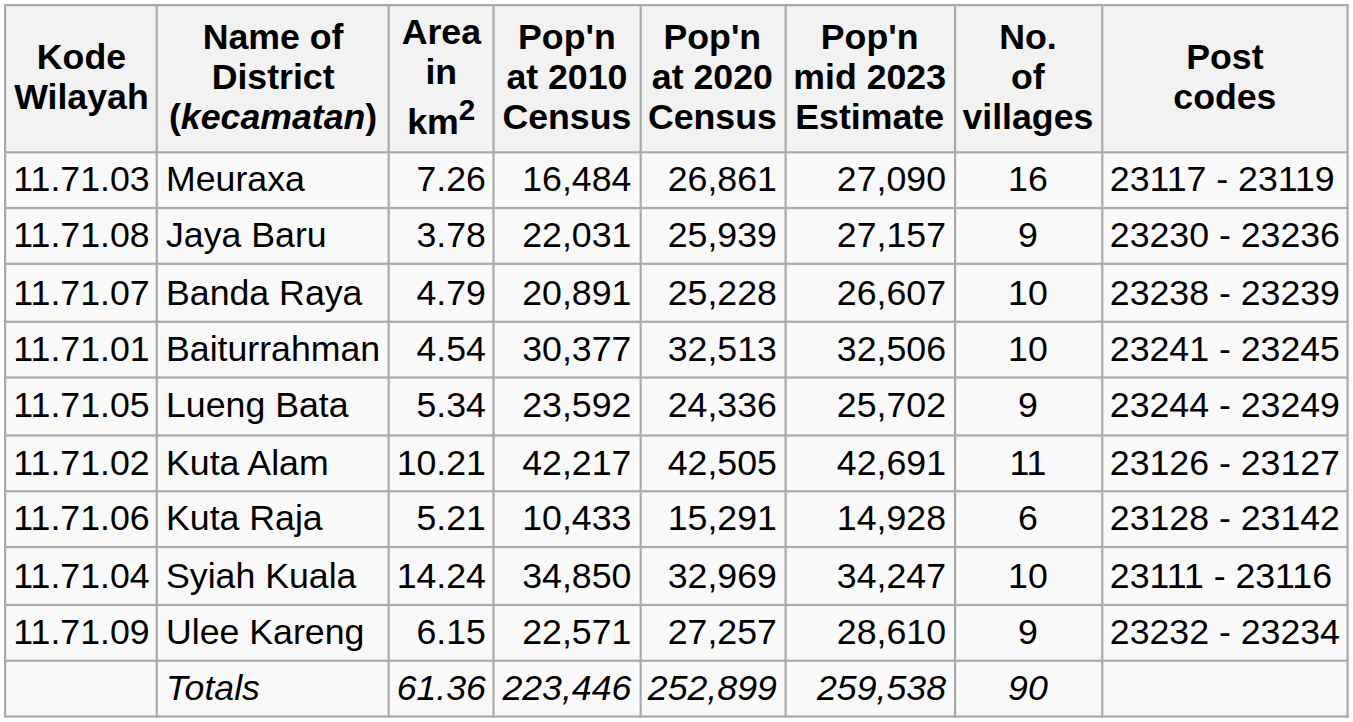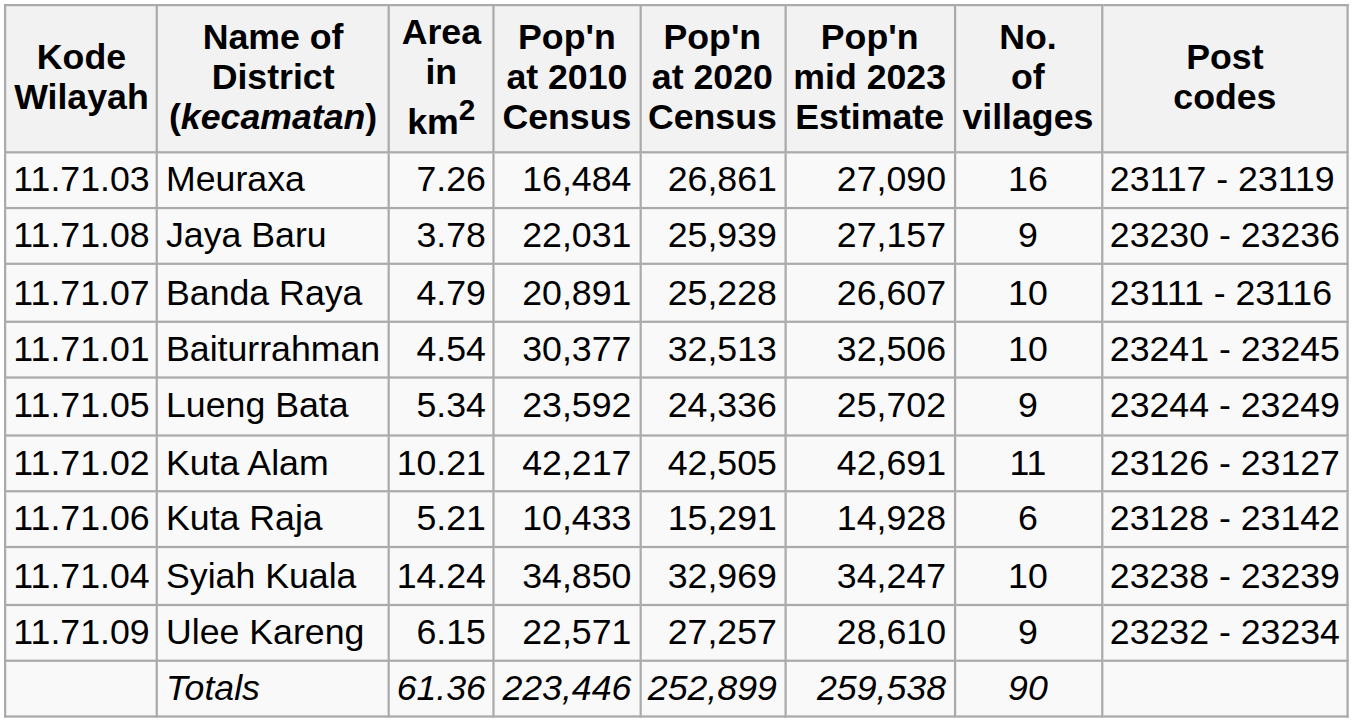(1225, 292) 23238 - 23239 -> (1221, 292) 23111 - 23116
(1221, 575) 23111 - 23116 -> (1225, 575) 23238 - 23239
